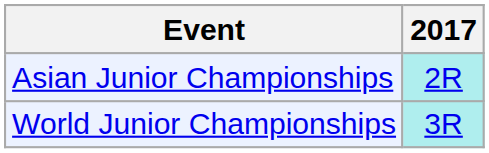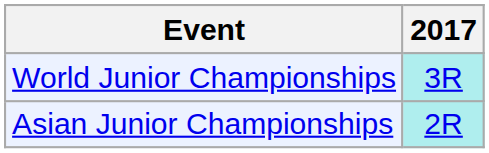rows swapped: (203, 77) <-> (204, 124)
